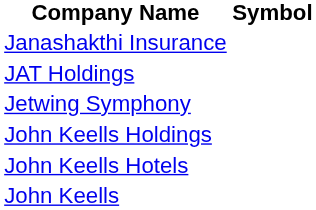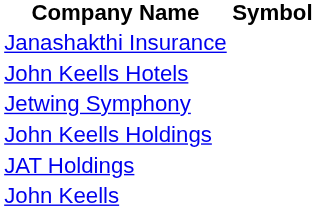rows swapped: (69, 73) <-> (96, 165)
